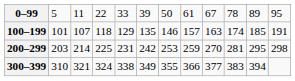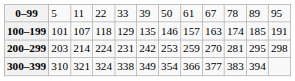(104, 48) 225 -> (104, 48) 224
(170, 66) 355 -> (170, 66) 354
